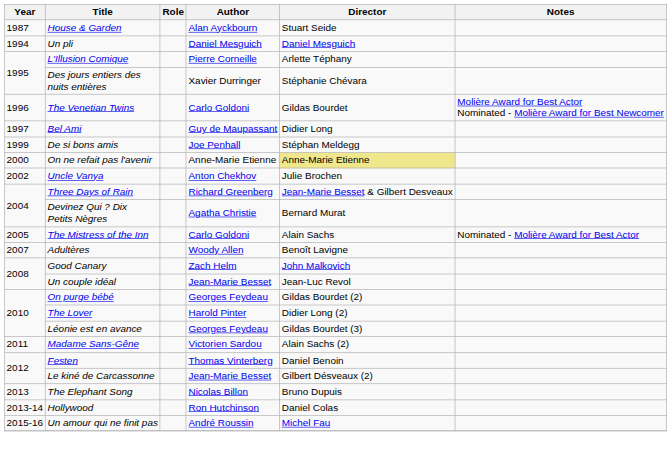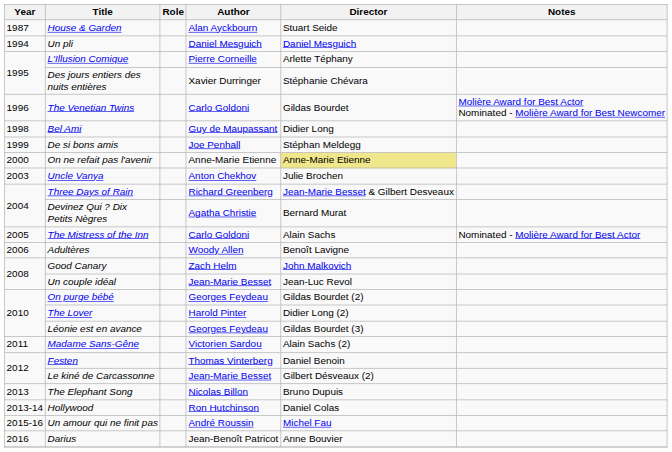(18, 129) 1997 -> (18, 129) 1998
(18, 176) 2002 -> (18, 176) 2003
(18, 250) 2007 -> (18, 250) 2006
+ row: (62, 439)
